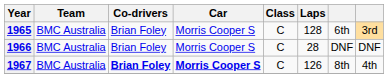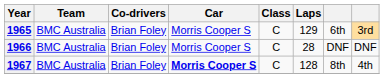(313, 31) 128 -> (309, 31) 129
(141, 65) bold -> (138, 65) normal
(313, 65) 126 -> (309, 65) 128
